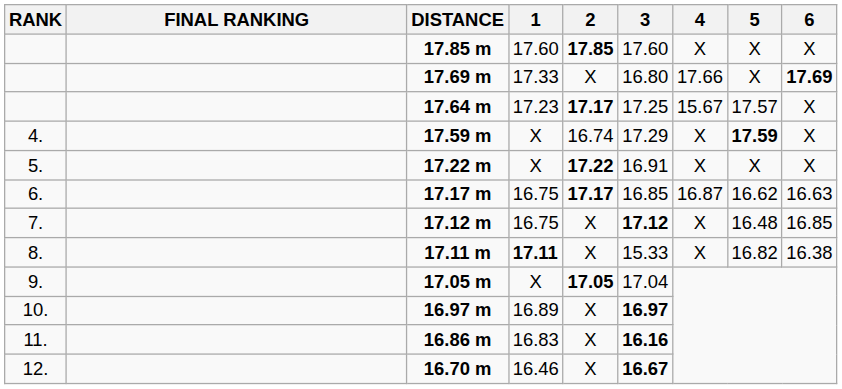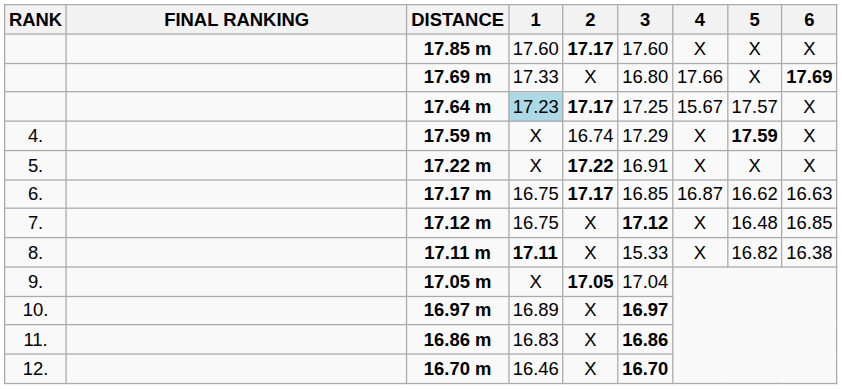(590, 49) 17.85 -> (590, 49) 17.17
(536, 107) no background -> (536, 107) lightblue background
(645, 340) 16.16 -> (645, 340) 16.86
(645, 369) 16.67 -> (645, 369) 16.70
